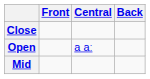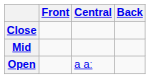rows swapped: (22, 64) <-> (22, 47)
